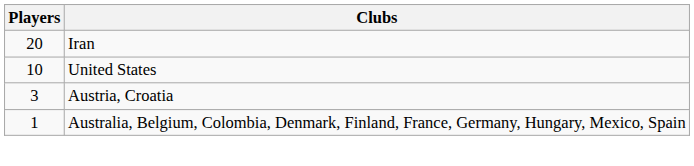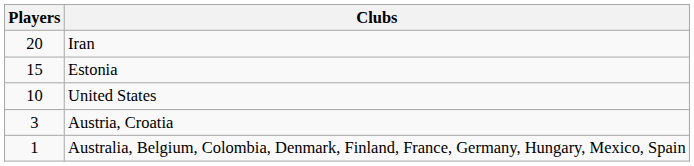+ row: (93, 69)
